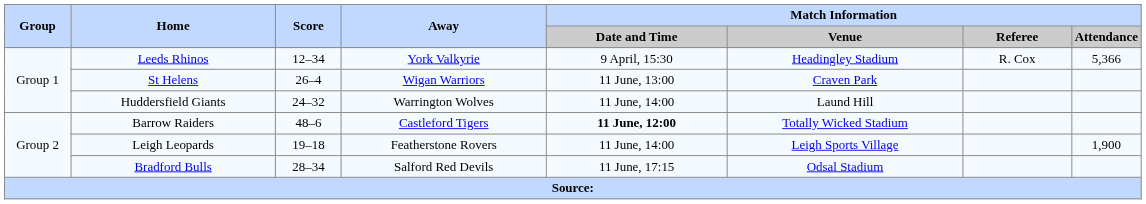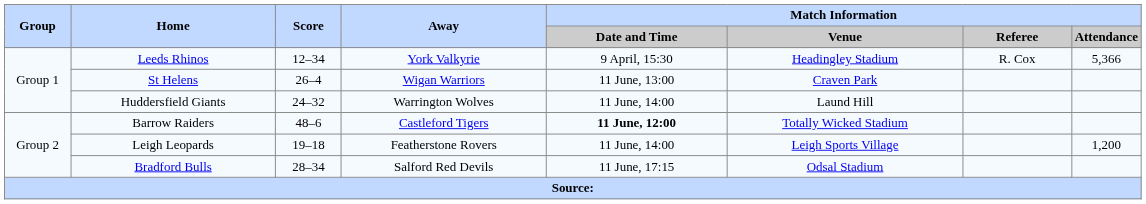(1106, 144) 1,900 -> (1106, 144) 1,200
